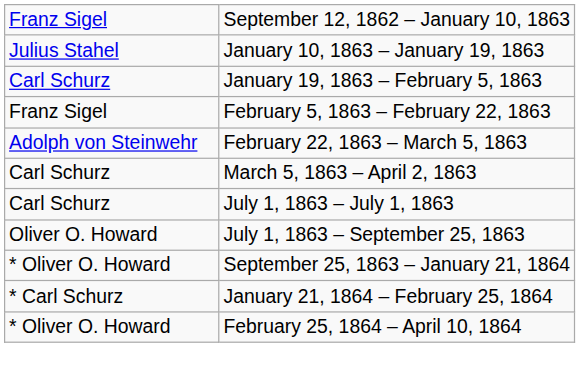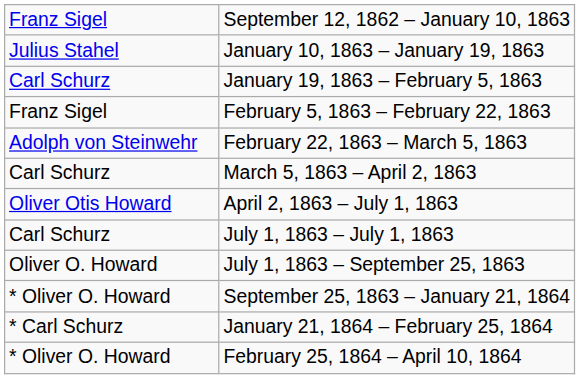+ row: (341, 204)
